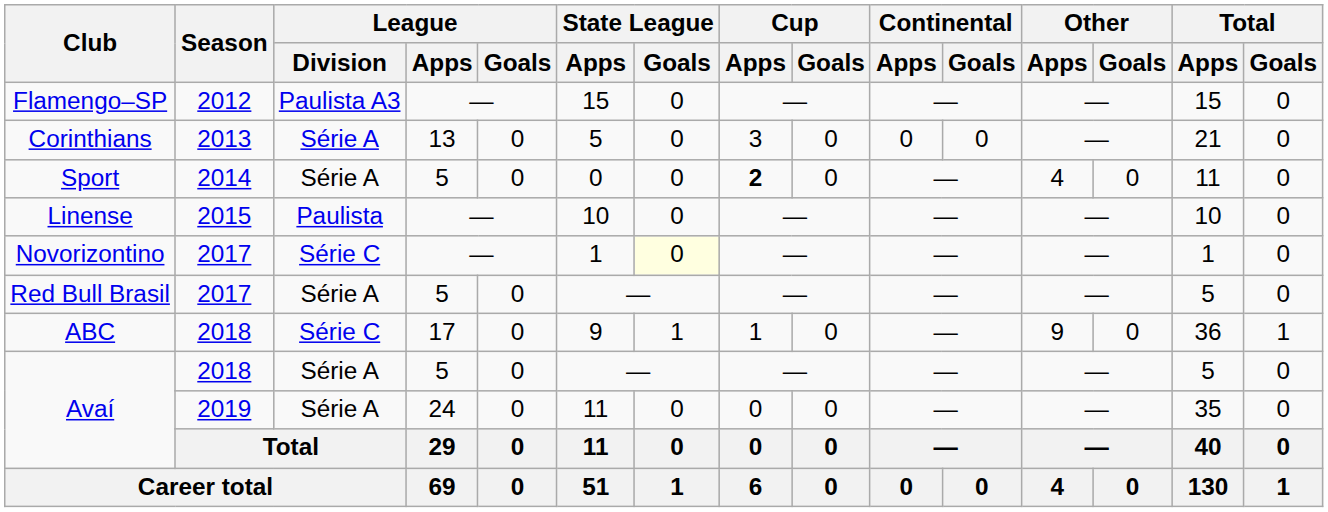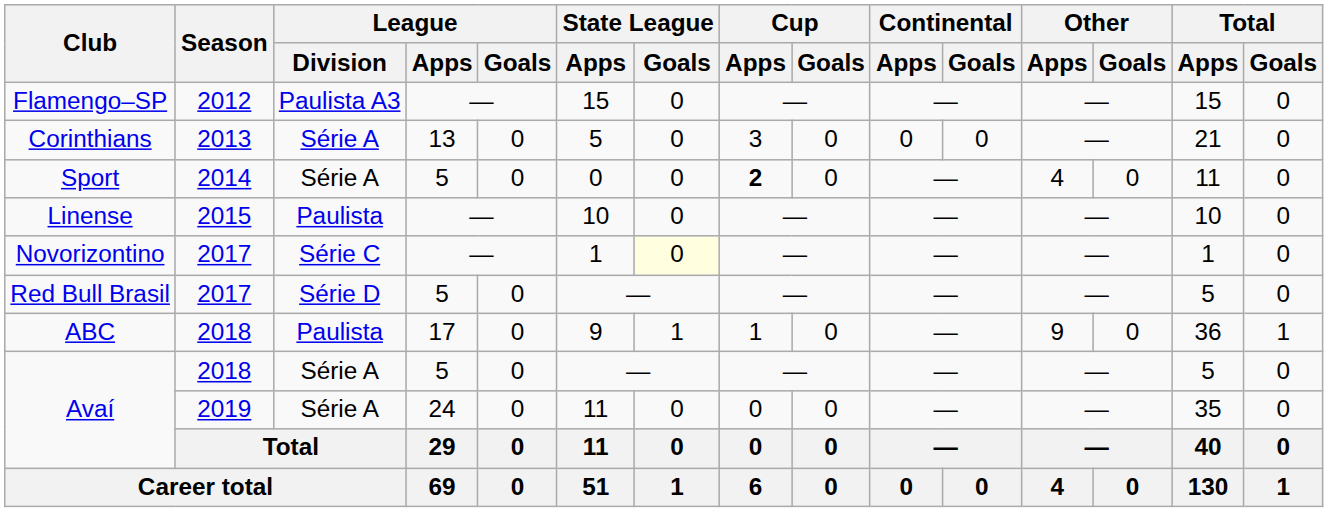(340, 293) Série A -> (340, 293) Série D
(340, 332) Série C -> (340, 332) Paulista
